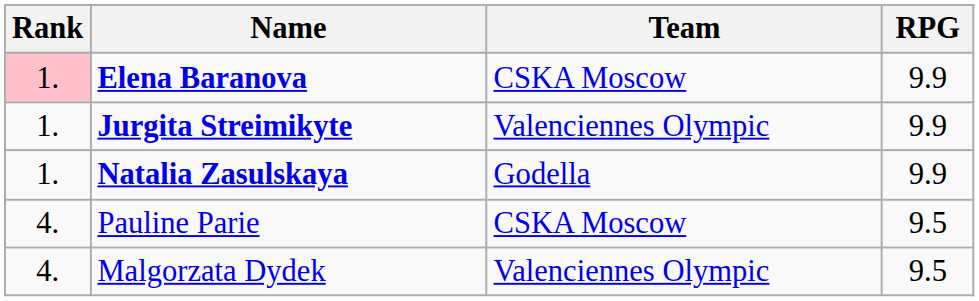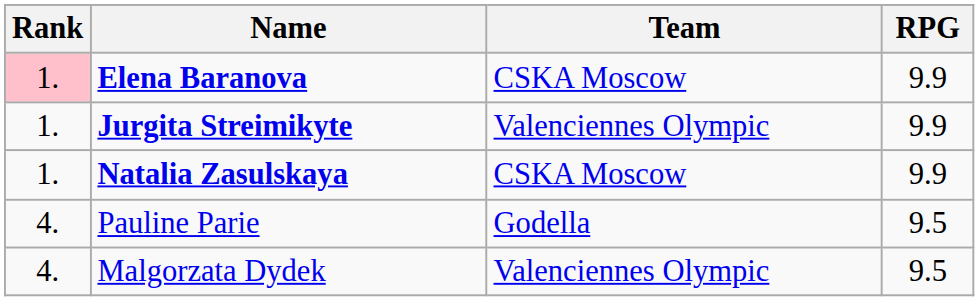(542, 174) Godella -> (590, 174) CSKA Moscow
(590, 222) CSKA Moscow -> (542, 222) Godella
